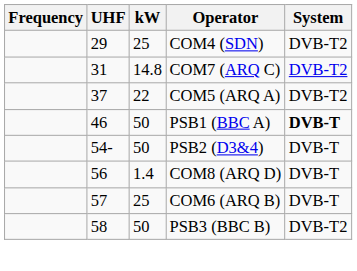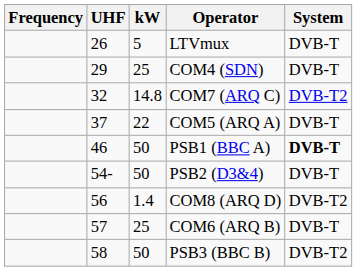+ row: (199, 43)
(318, 43) DVB-T2 -> (314, 69) DVB-T
(99, 69) 31 -> (99, 95) 32
(318, 95) DVB-T2 -> (314, 122) DVB-T
(314, 174) DVB-T -> (318, 200) DVB-T2
